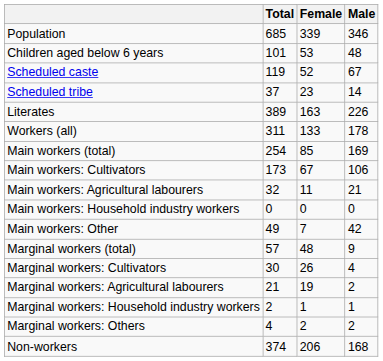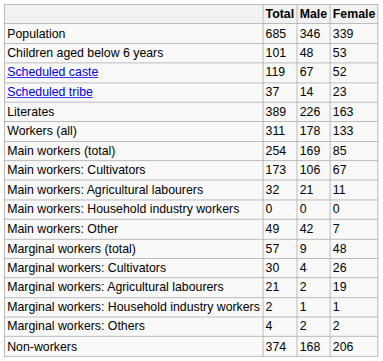columns swapped: (362, 14) <-> (321, 14)
